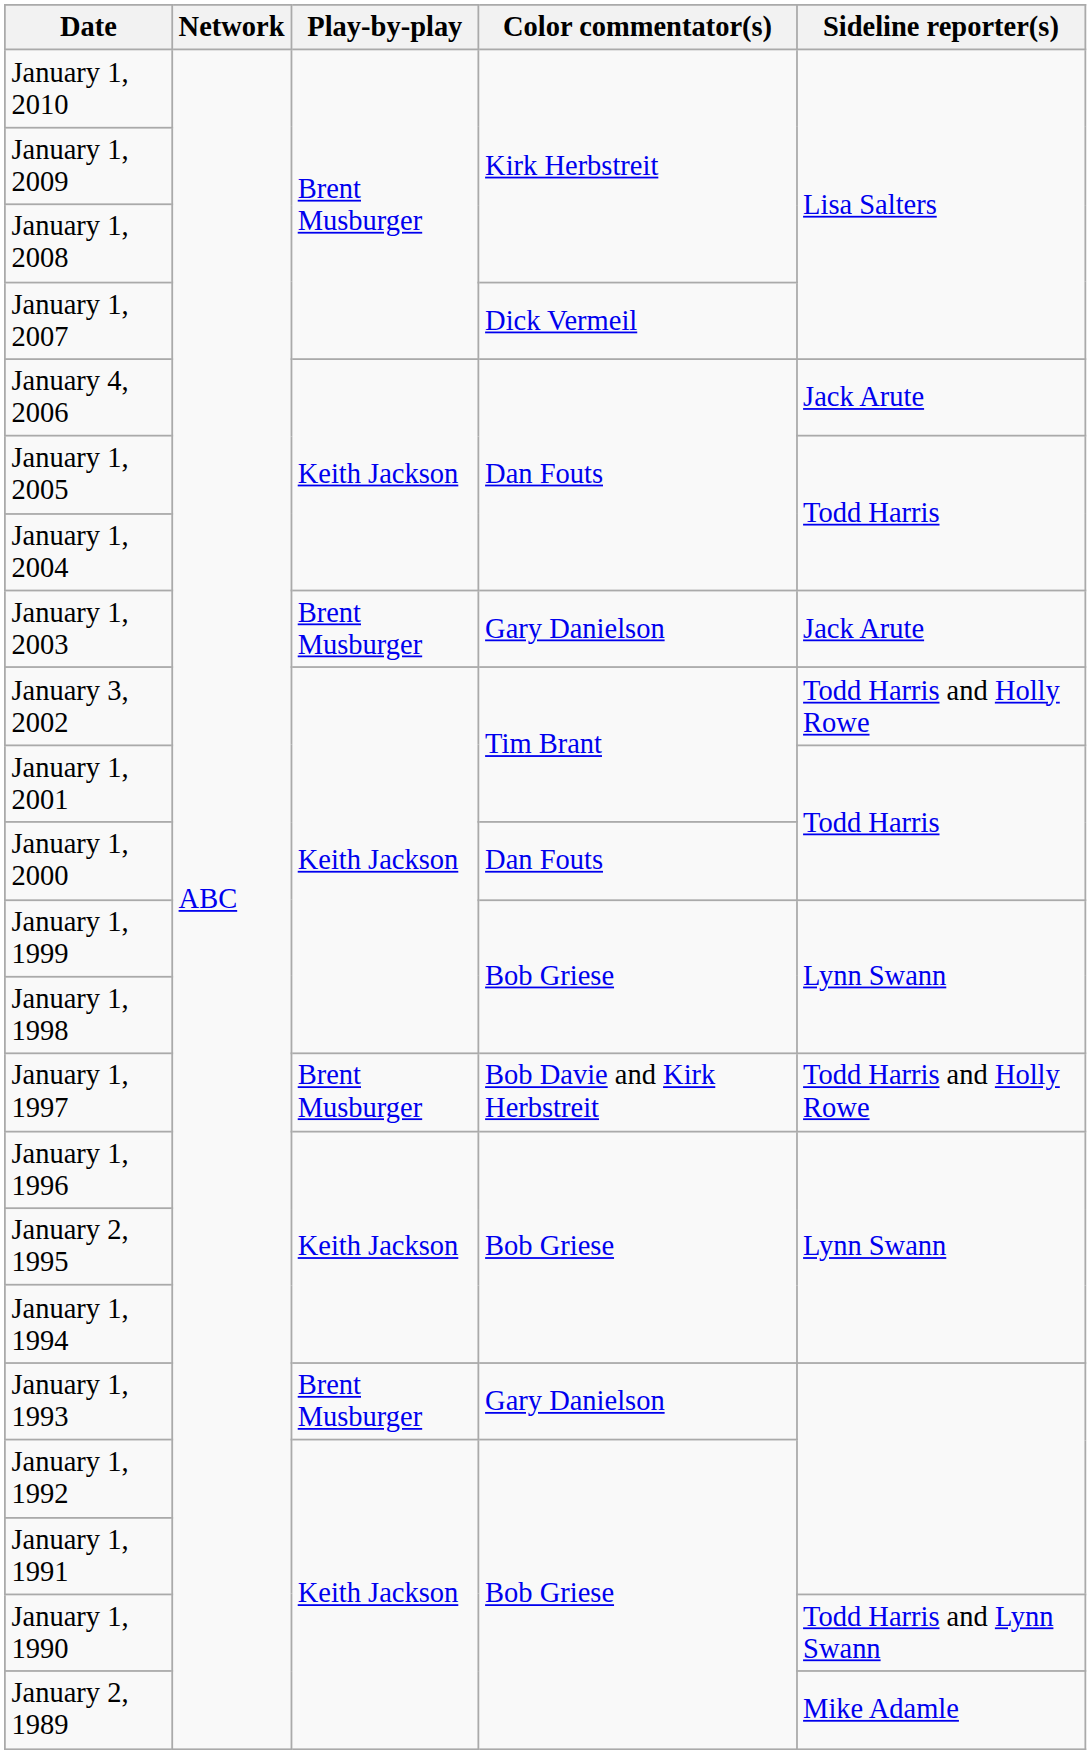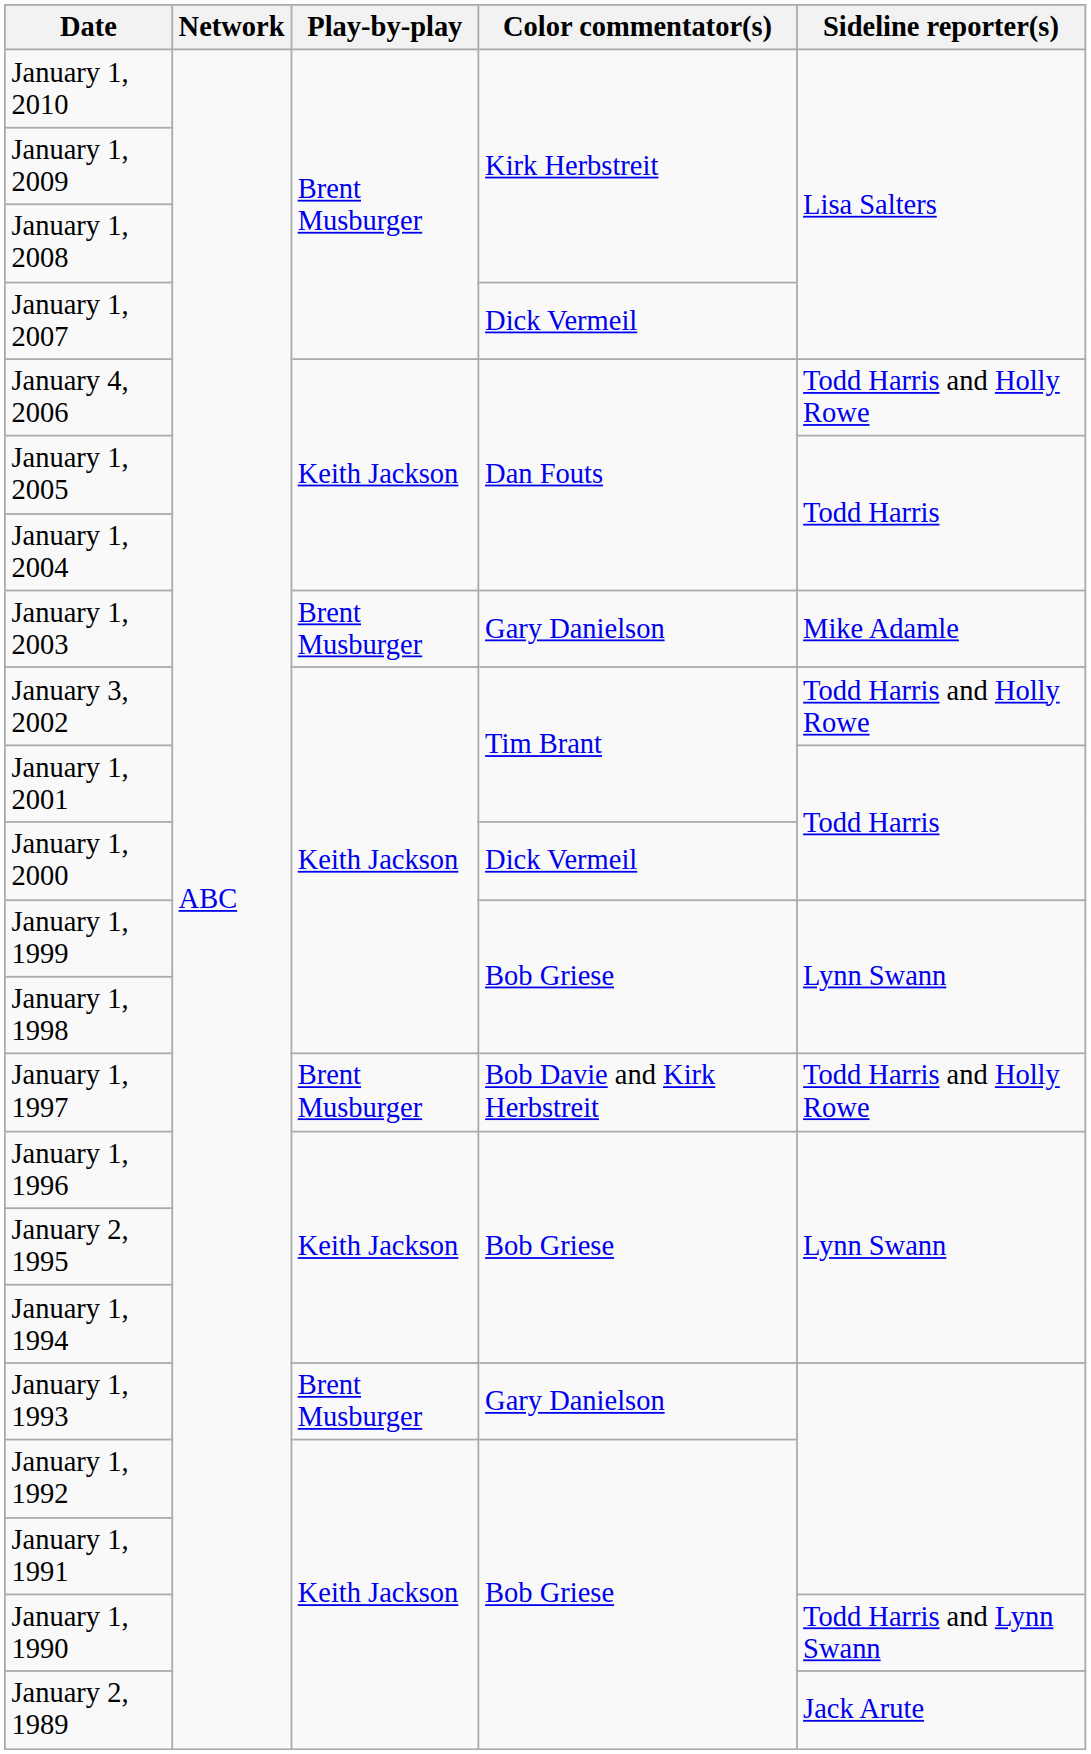(864, 397) Jack Arute -> (931, 397) Todd Harris and Holly Rowe
(864, 628) Jack Arute -> (881, 628) Mike Adamle
(544, 860) Dan Fouts -> (561, 860) Dick Vermeil
(881, 1709) Mike Adamle -> (864, 1709) Jack Arute
